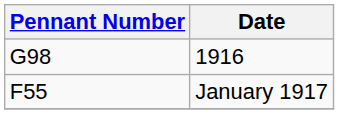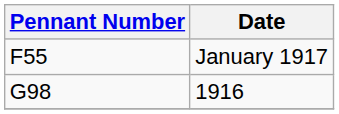rows swapped: (220, 56) <-> (262, 91)
